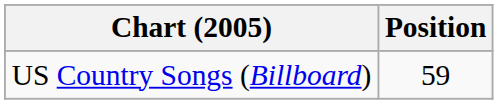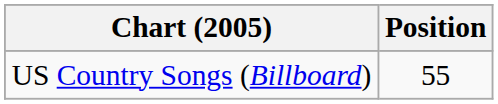(436, 74) 59 -> (436, 74) 55
